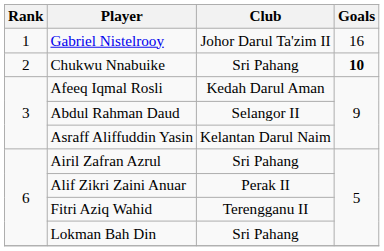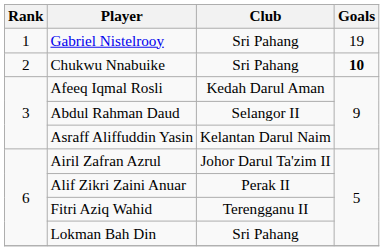(265, 40) Johor Darul Ta'zim II -> (265, 40) Sri Pahang
(357, 40) 16 -> (357, 40) 19
(265, 161) Sri Pahang -> (265, 161) Johor Darul Ta'zim II
